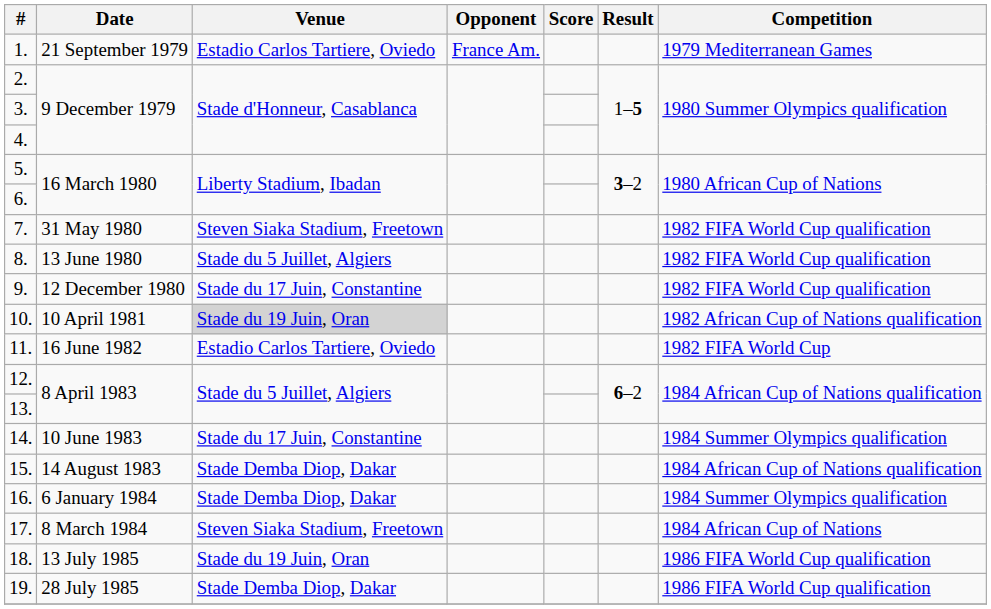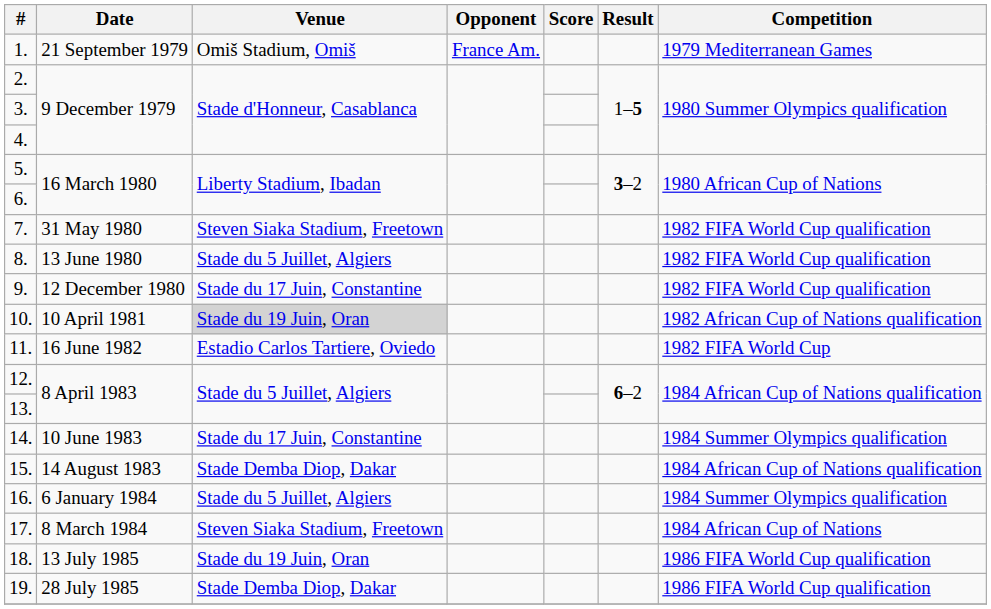(316, 49) Estadio Carlos Tartiere, Oviedo -> (276, 49) Omiš Stadium, Omiš
(296, 498) Stade Demba Diop, Dakar -> (294, 498) Stade du 5 Juillet, Algiers
